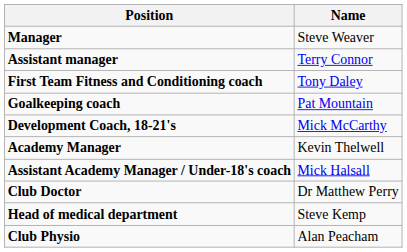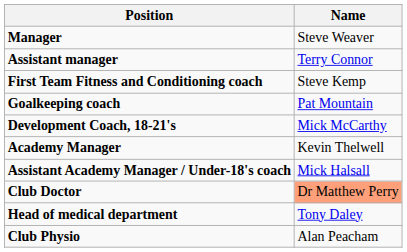(330, 81) Tony Daley -> (332, 81) Steve Kemp
(348, 192) no background -> (348, 192) lightsalmon background
(332, 214) Steve Kemp -> (330, 214) Tony Daley
